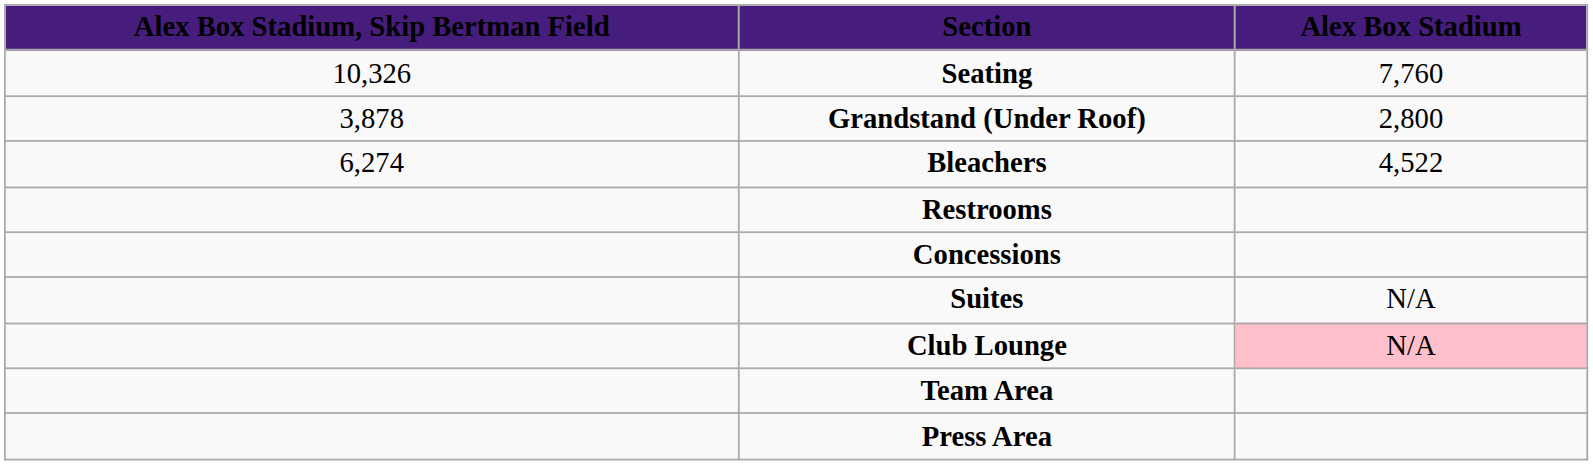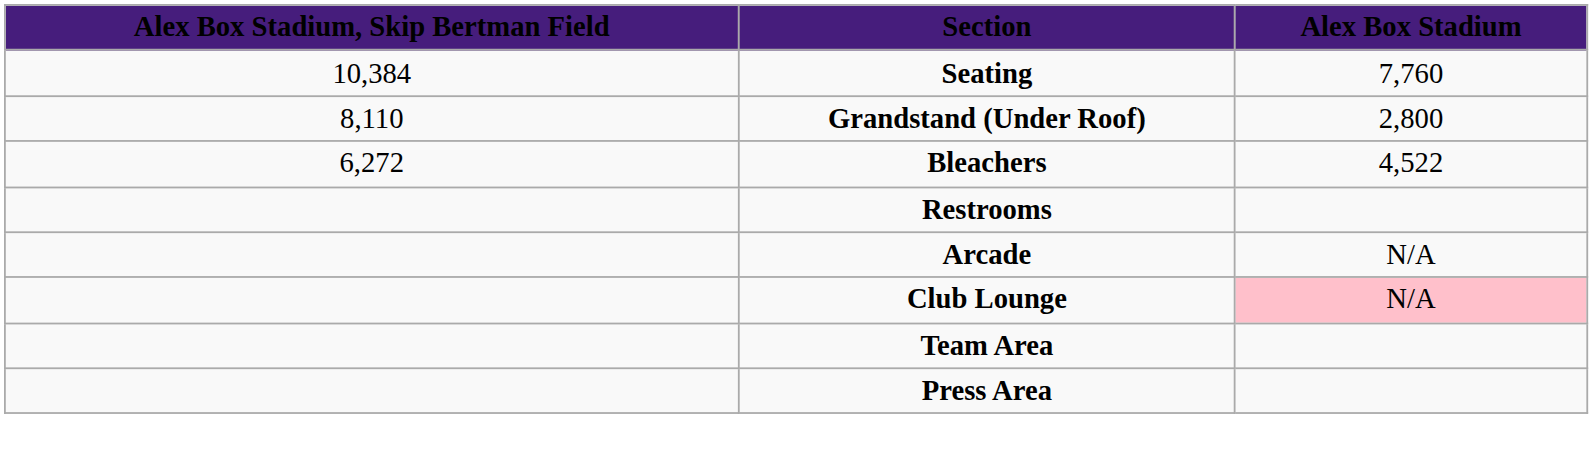(372, 72) 10,326 -> (372, 72) 10,384
(372, 118) 3,878 -> (372, 118) 8,110
(372, 163) 6,274 -> (372, 163) 6,272
- row: (987, 254)
+ row: (987, 254)
- row: (987, 299)
